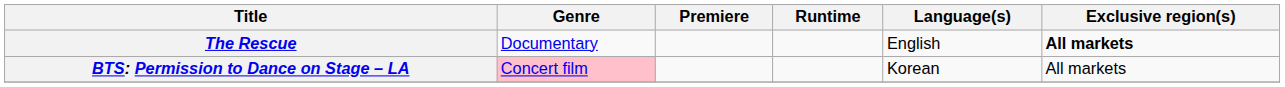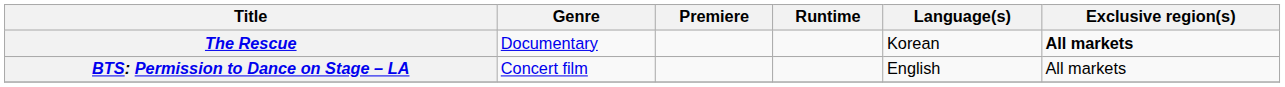(914, 43) English -> (913, 43) Korean
(544, 69) pink background -> (544, 69) no background
(913, 69) Korean -> (914, 69) English
